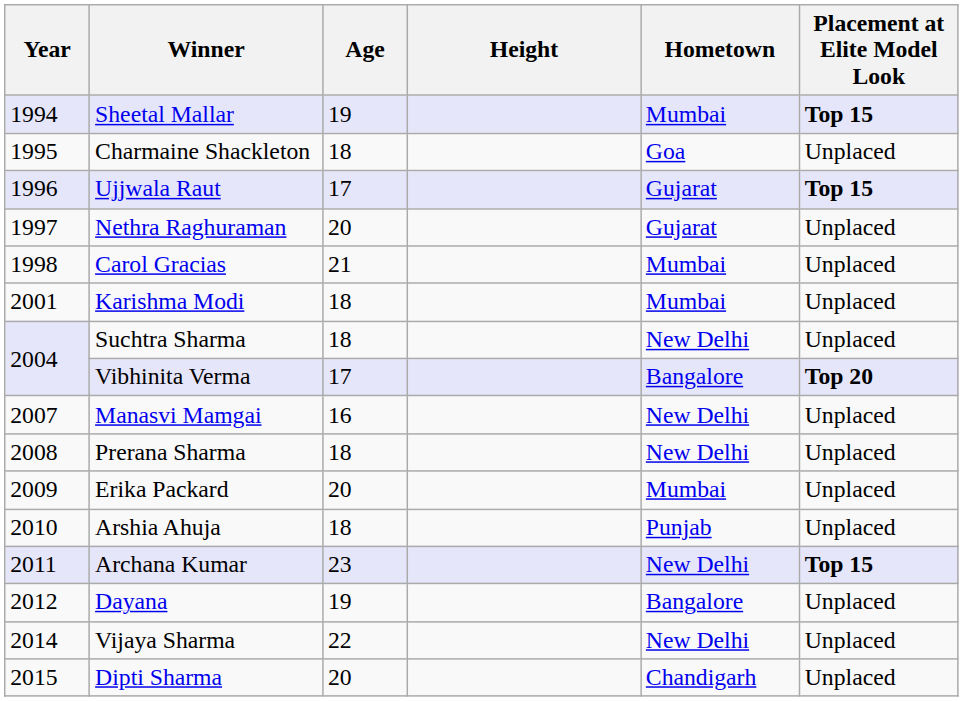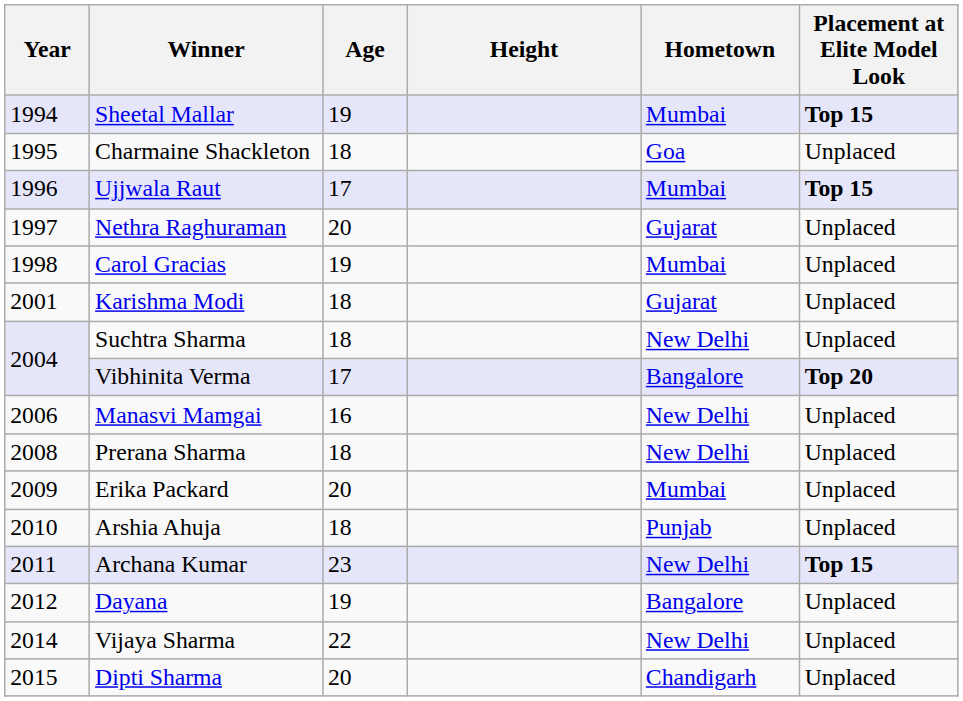(681, 189) Gujarat -> (686, 189) Mumbai
(340, 264) 21 -> (340, 264) 19
(686, 301) Mumbai -> (681, 301) Gujarat
(34, 414) 2007 -> (34, 414) 2006
